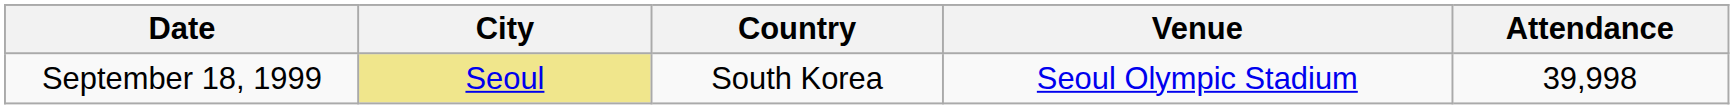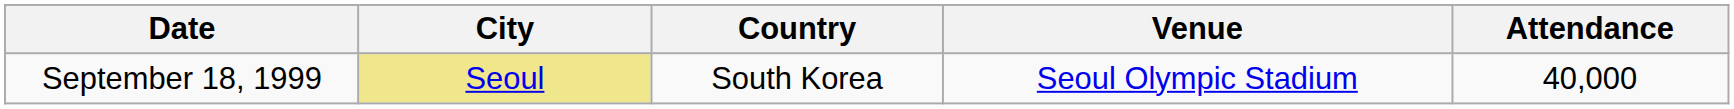(1590, 77) 39,998 -> (1590, 77) 40,000
